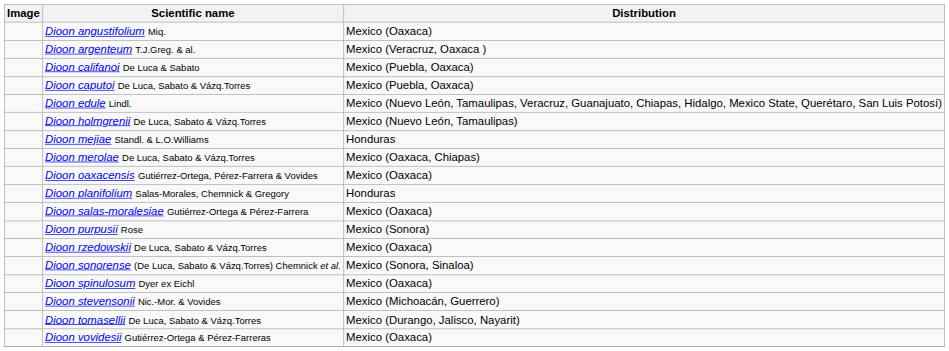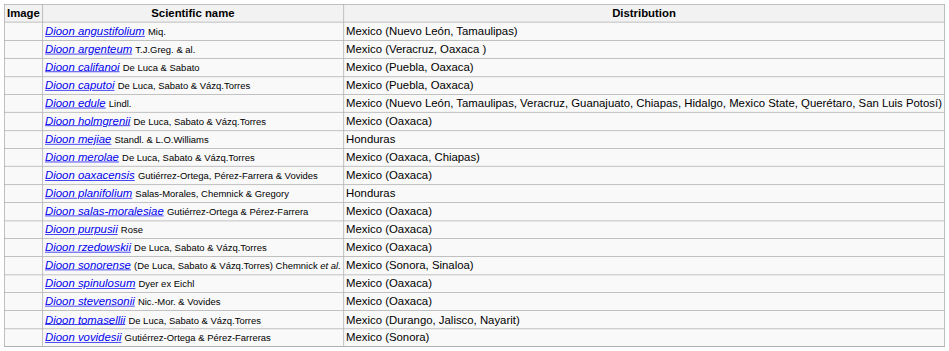(389, 31) Mexico (Oaxaca) -> (432, 31) Mexico (Nuevo León, Tamaulipas)
(432, 121) Mexico (Nuevo León, Tamaulipas) -> (389, 121) Mexico (Oaxaca)
(388, 229) Mexico (Sonora) -> (389, 229) Mexico (Oaxaca)
(423, 301) Mexico (Michoacán, Guerrero) -> (389, 301) Mexico (Oaxaca)
(389, 337) Mexico (Oaxaca) -> (388, 337) Mexico (Sonora)
